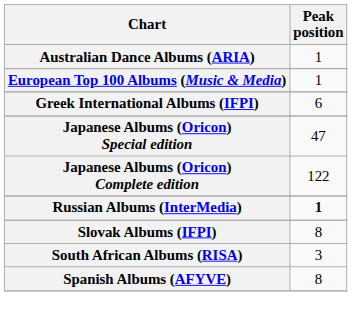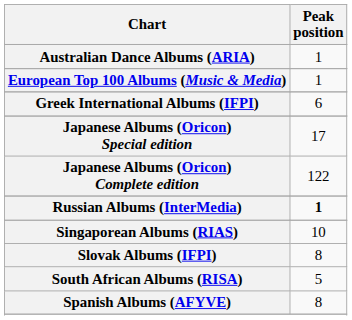(318, 135) 47 -> (318, 135) 17
+ row: (147, 231)
(318, 255) 3 -> (318, 278) 5
